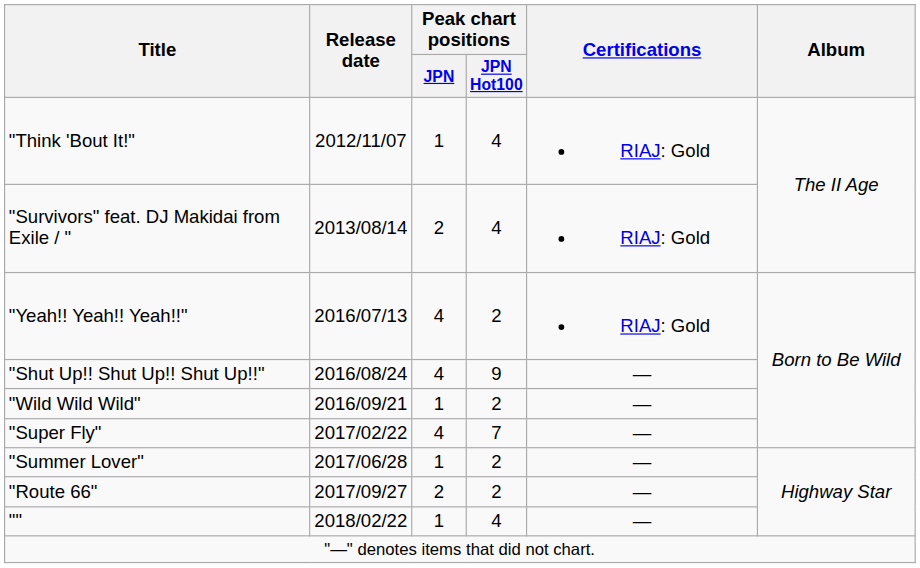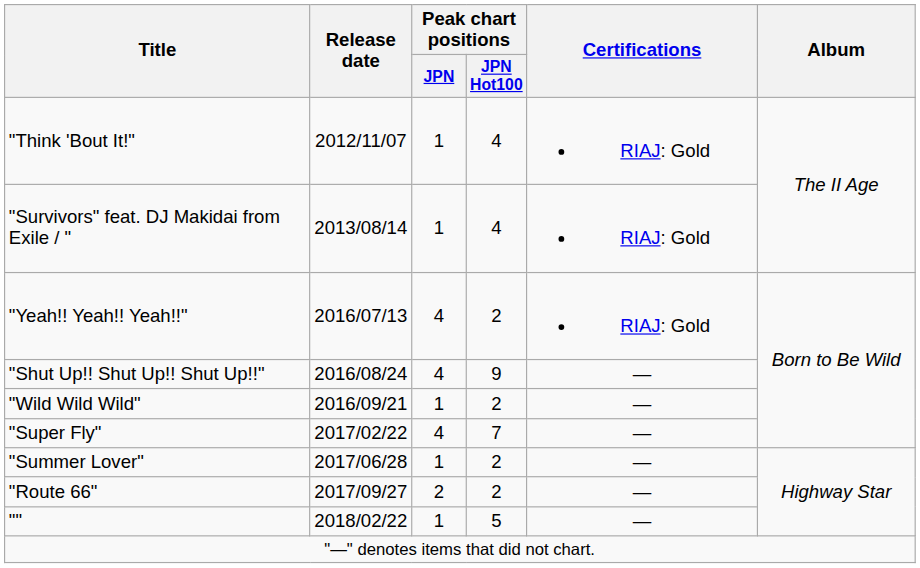(439, 228) 2 -> (439, 228) 1
(496, 521) 4 -> (496, 521) 5
